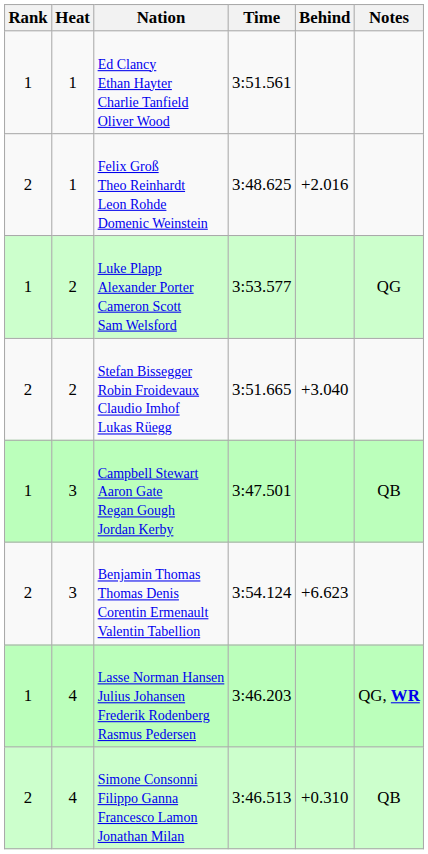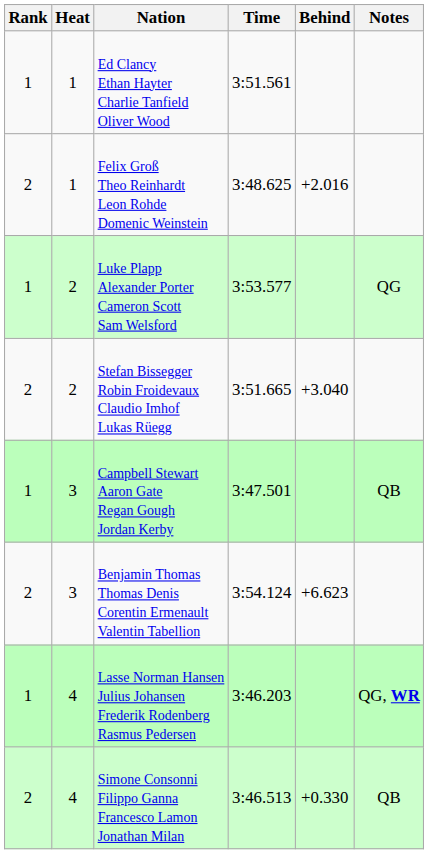(325, 797) +0.310 -> (325, 797) +0.330
